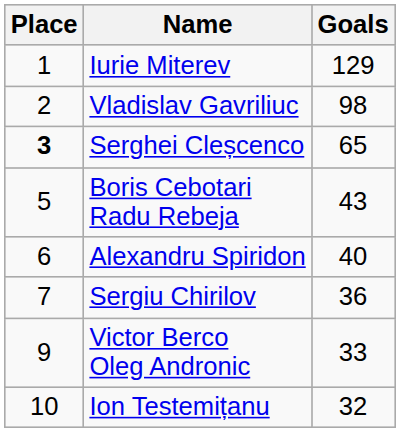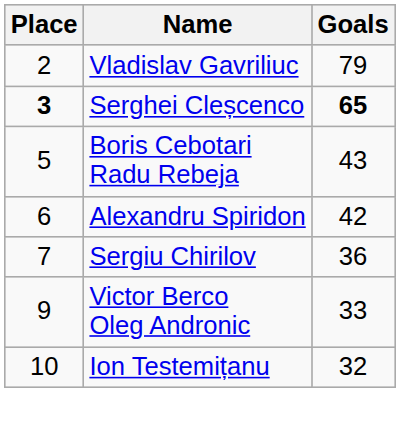- row: (160, 65)
(353, 106) 98 -> (353, 65) 79
(353, 146) normal -> (353, 106) bold
(353, 256) 40 -> (353, 216) 42
